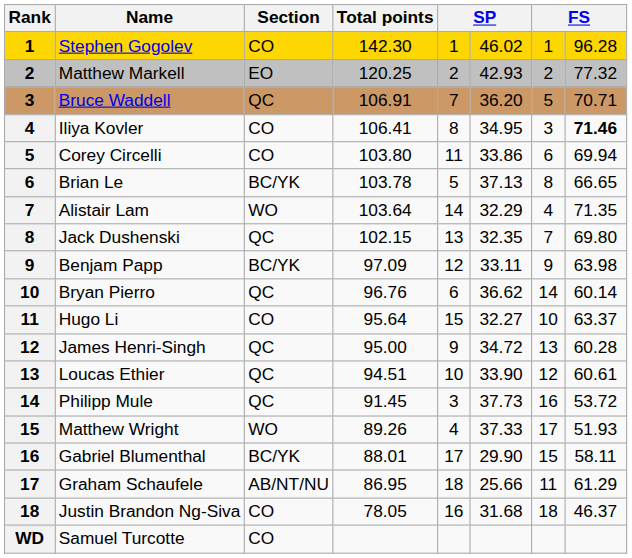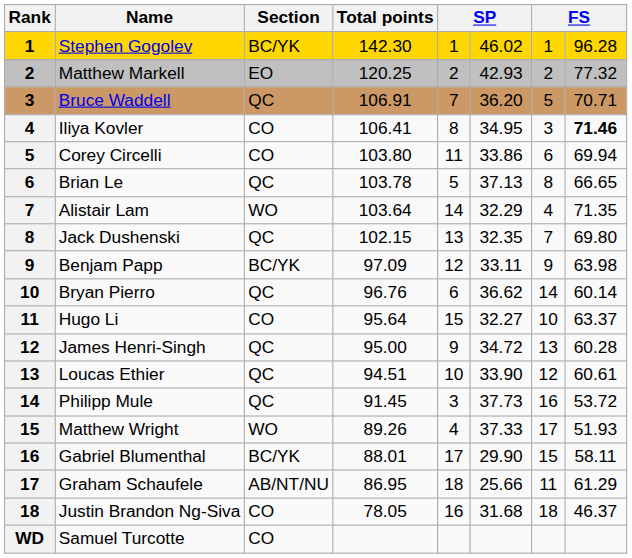(261, 45) CO -> (274, 45) BC/YK
(274, 182) BC/YK -> (261, 182) QC
